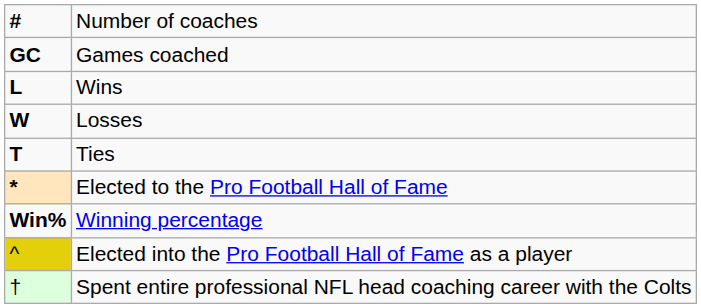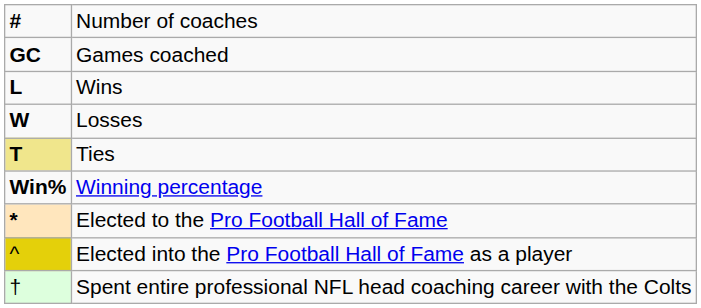(16, 154) no background -> (16, 154) khaki background
rows swapped: (169, 220) <-> (262, 187)
